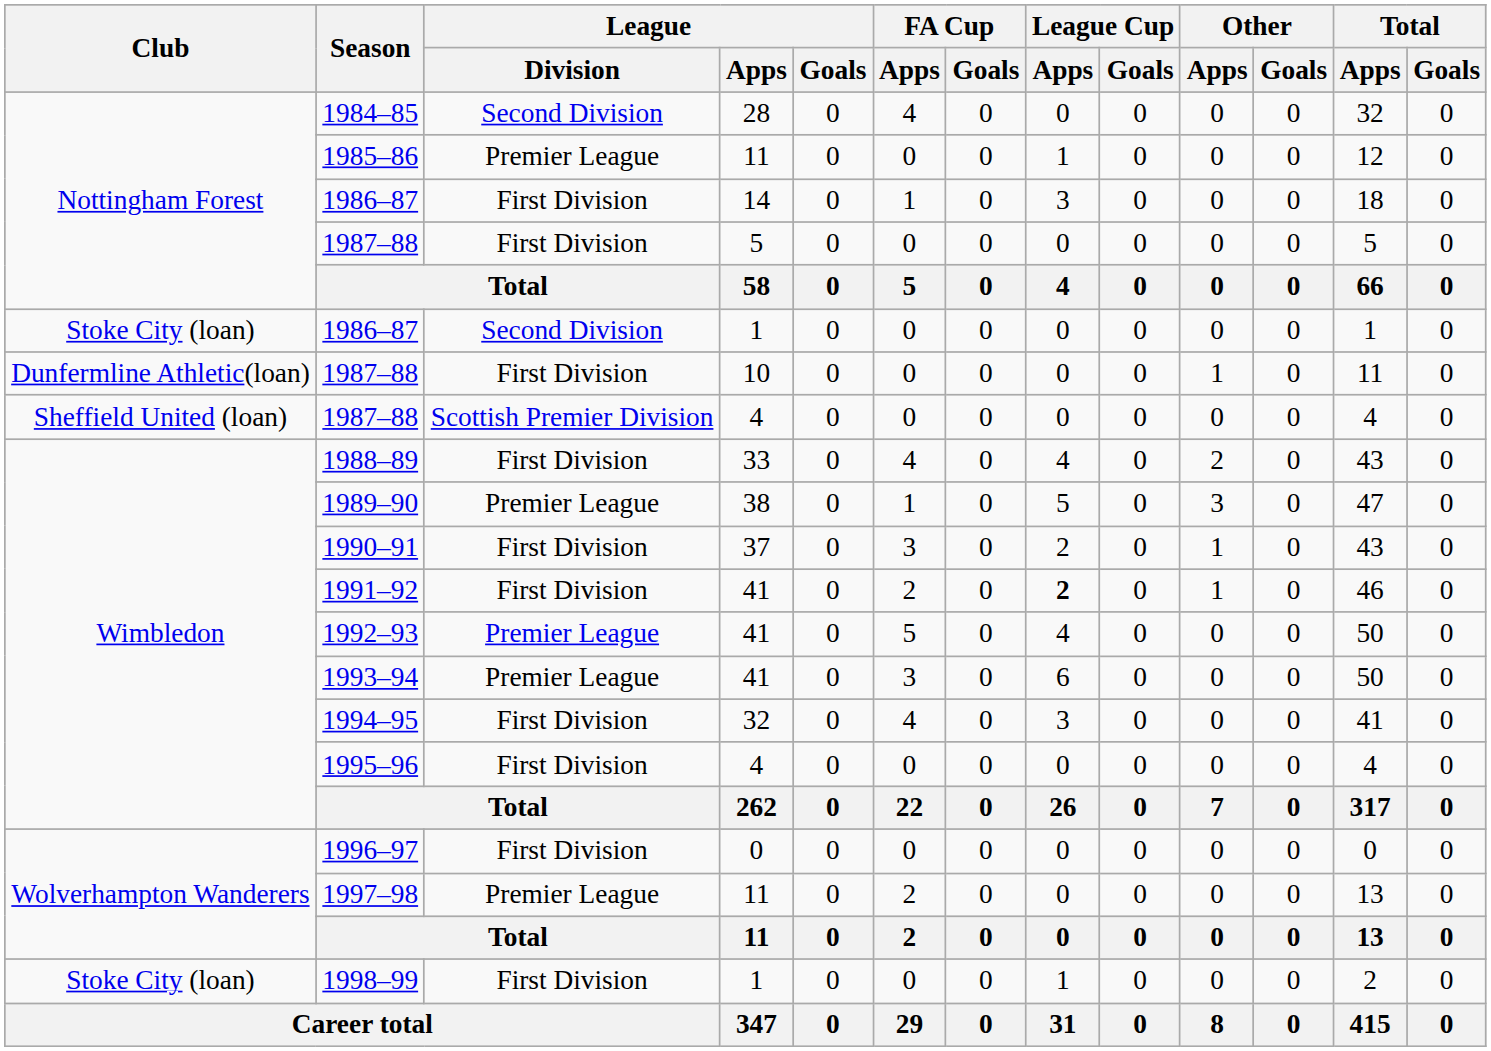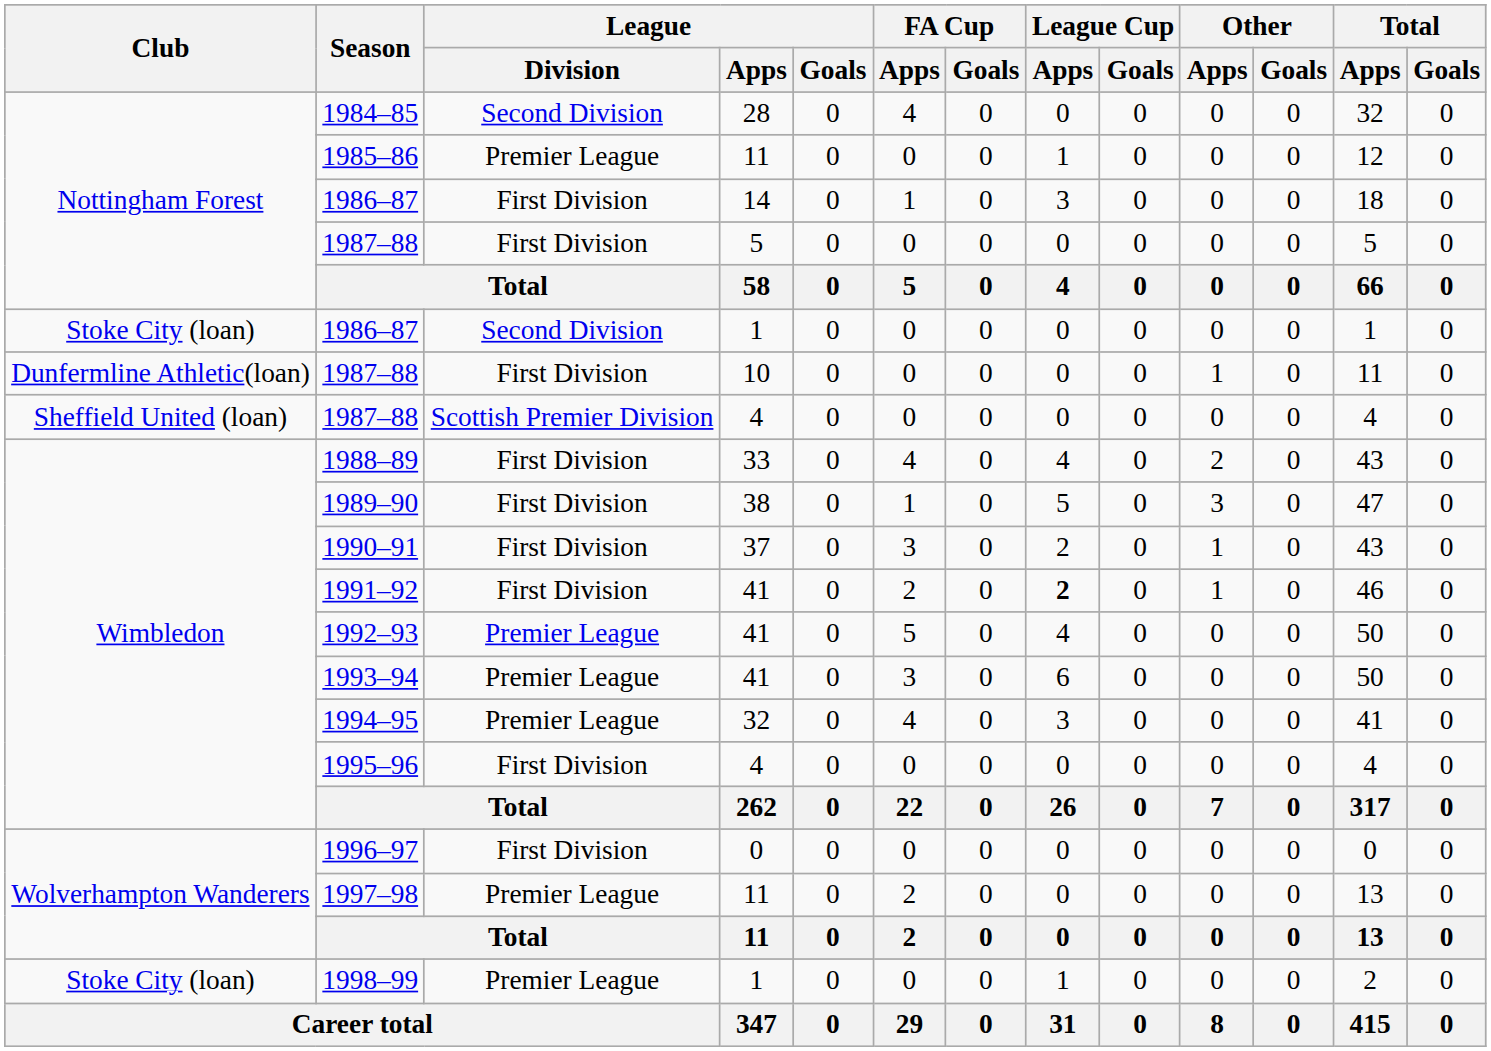(572, 503) Premier League -> (572, 503) First Division
(572, 720) First Division -> (572, 720) Premier League
(572, 980) First Division -> (572, 980) Premier League
